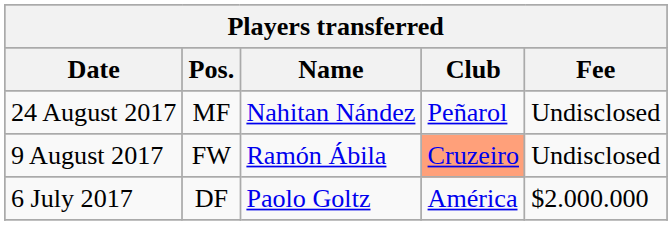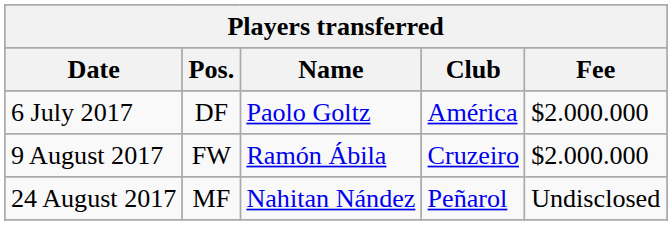rows swapped: (72, 198) <-> (94, 112)
(473, 155) lightsalmon background -> (473, 155) no background
(596, 155) Undisclosed -> (590, 155) $2.000.000
